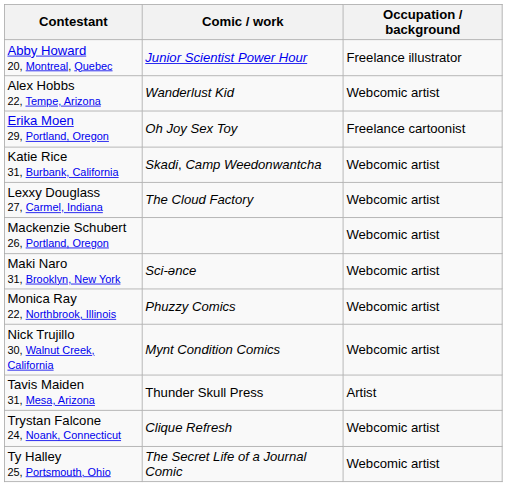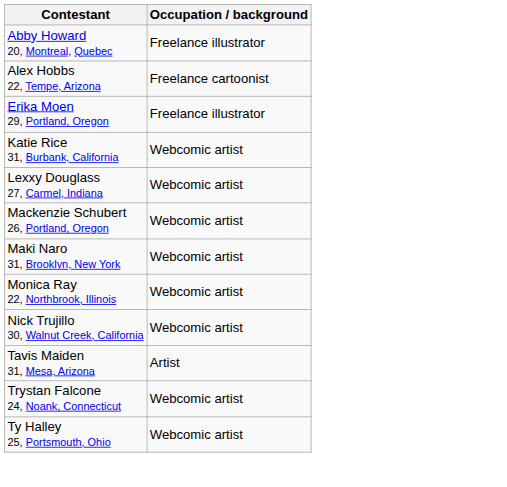- column: (243, 22)
(393, 93) Webcomic artist -> (209, 78) Freelance cartoonist
(406, 128) Freelance cartoonist -> (207, 114) Freelance illustrator
